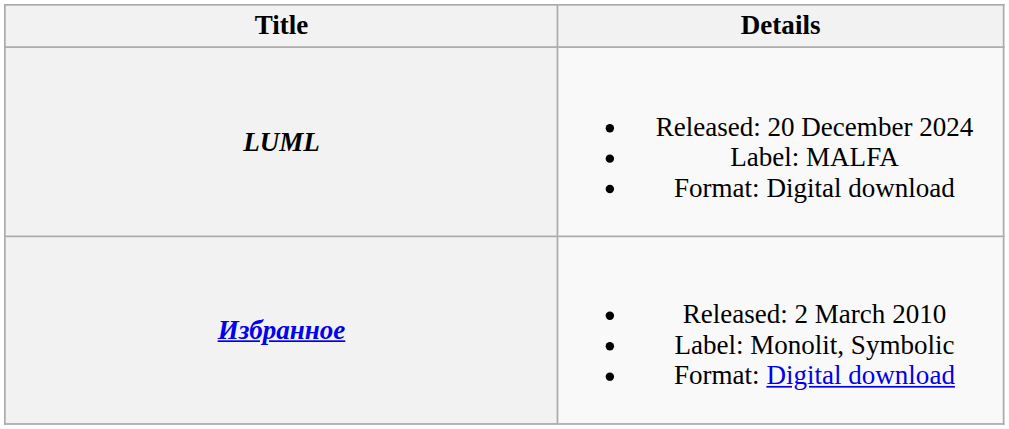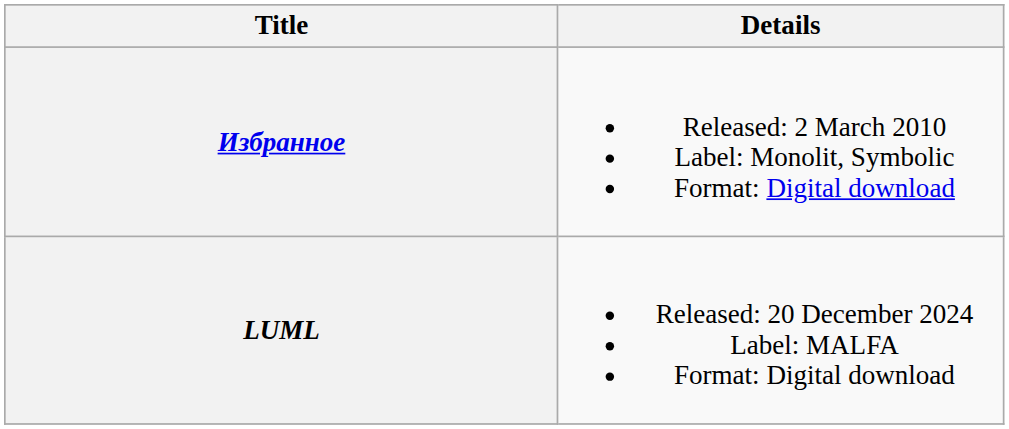rows swapped: (281, 329) <-> (281, 141)
